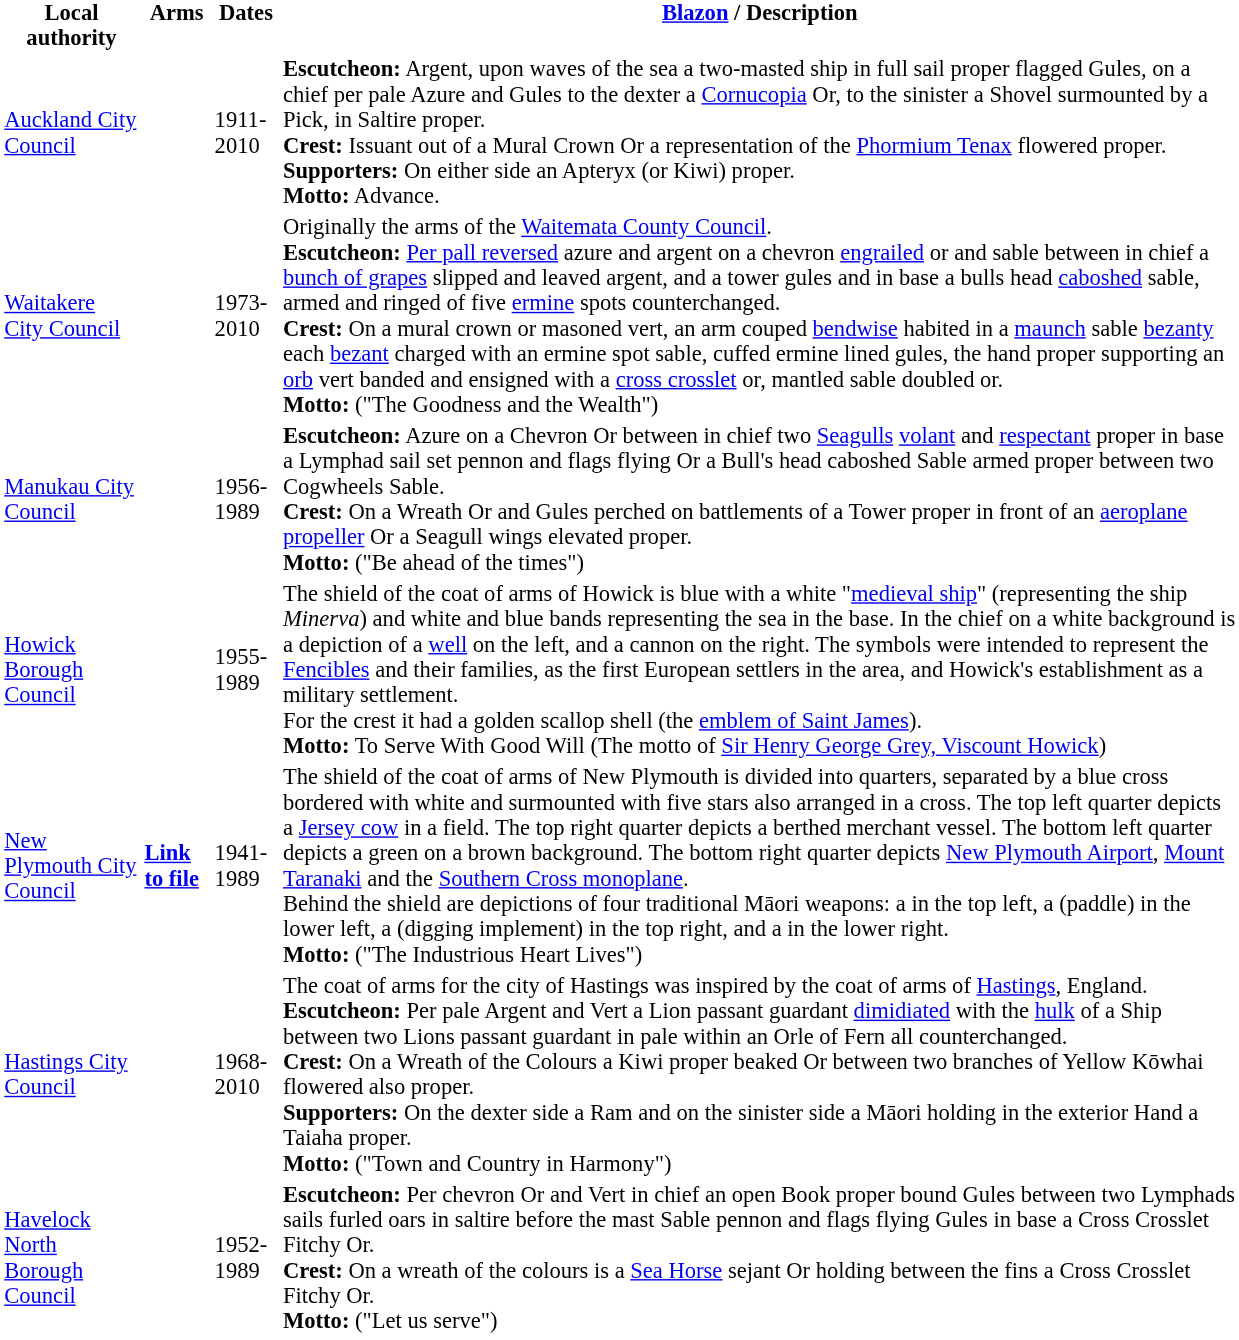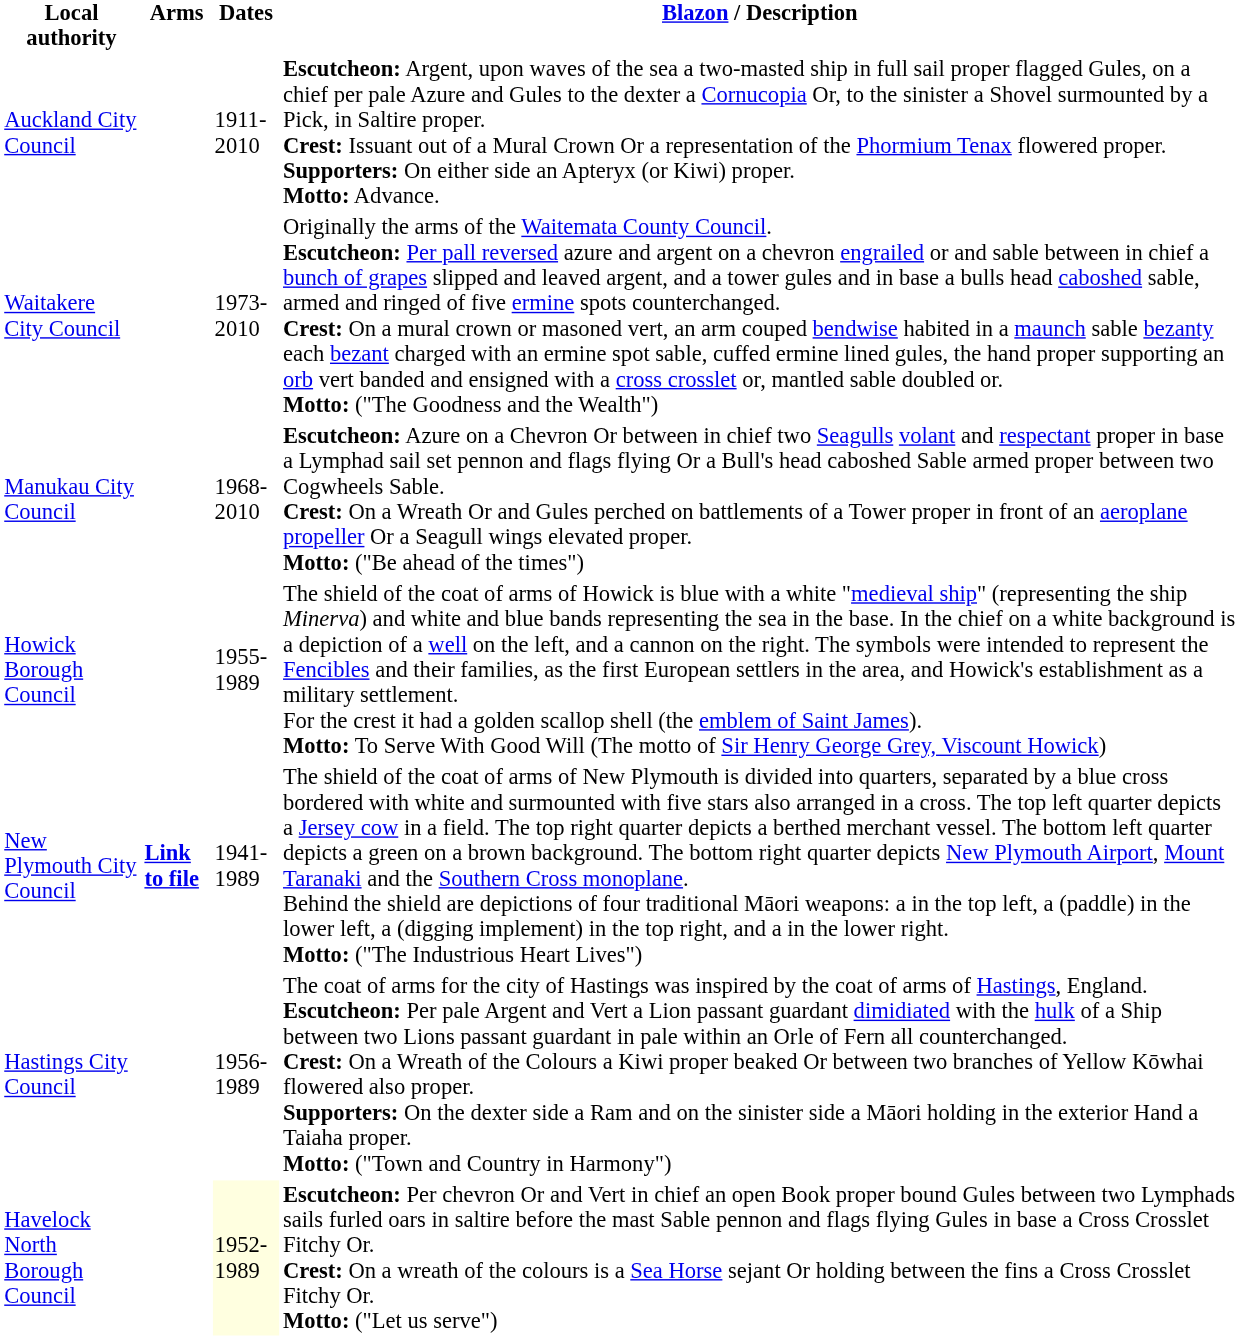(241, 499) 1956-1989 -> (241, 499) 1968-2010
(241, 1074) 1968-2010 -> (241, 1074) 1956-1989
(241, 1257) no background -> (241, 1257) lightyellow background
